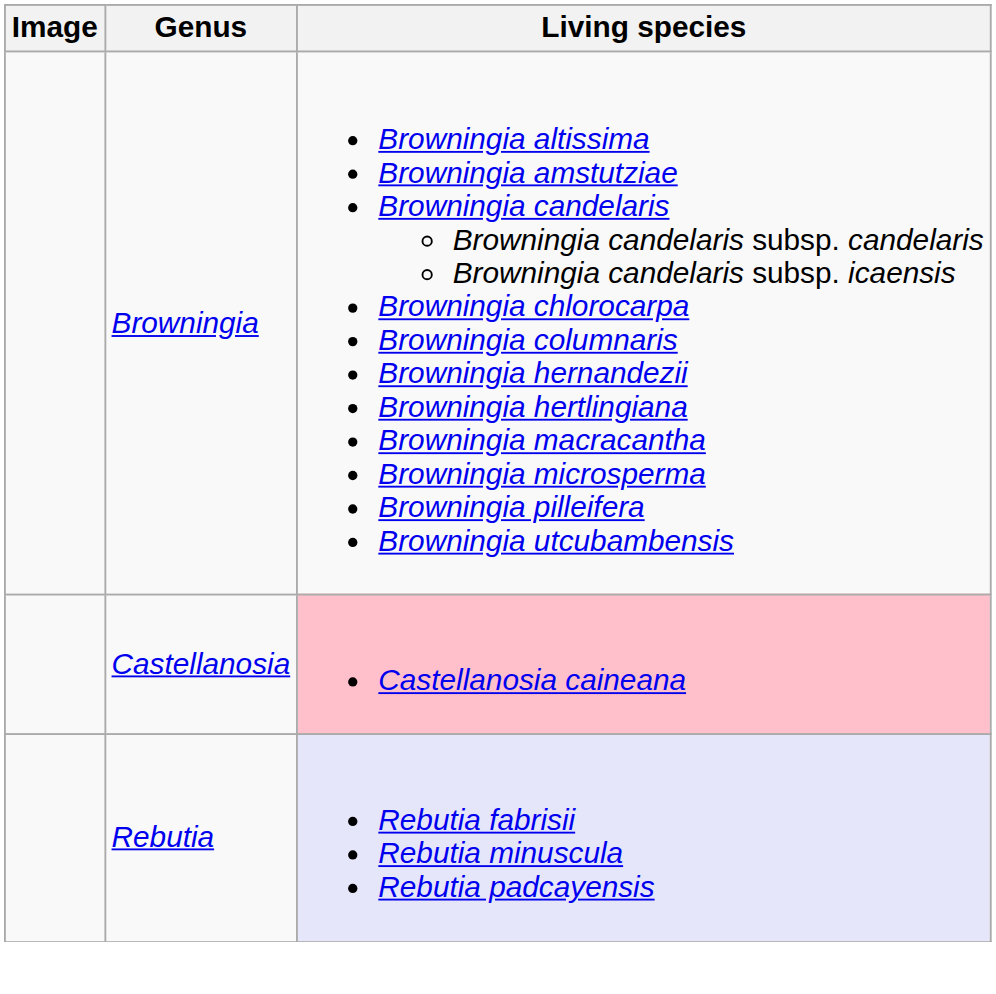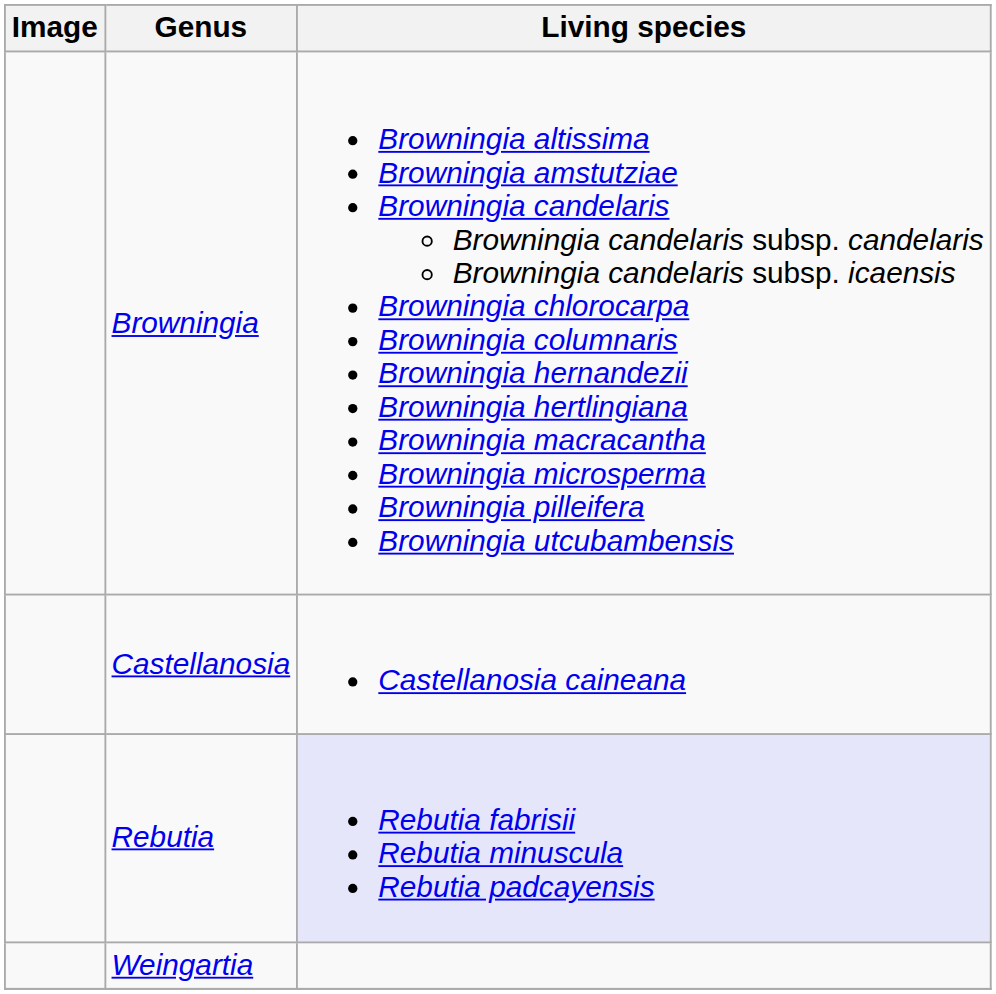(644, 681) pink background -> (644, 681) no background
+ row: (182, 964)
